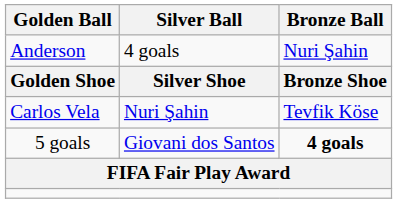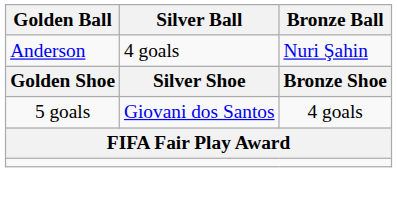- row: (55, 111)
(335, 142) bold -> (335, 111) normal
